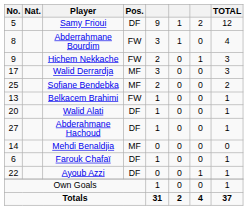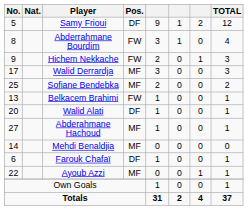(135, 128) DF -> (135, 128) MF
(135, 172) DF -> (135, 172) MF
